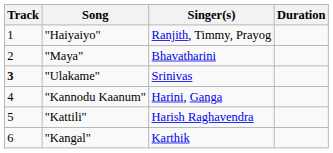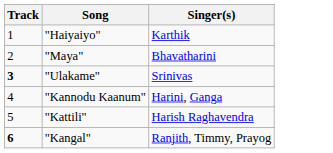- column: (301, 14)
(211, 35) Ranjith, Timmy, Prayog -> (171, 35) Karthik
(10, 138) normal -> (10, 138) bold
(171, 138) Karthik -> (211, 138) Ranjith, Timmy, Prayog
